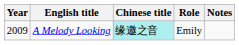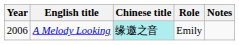(17, 30) 2009 -> (17, 30) 2006
